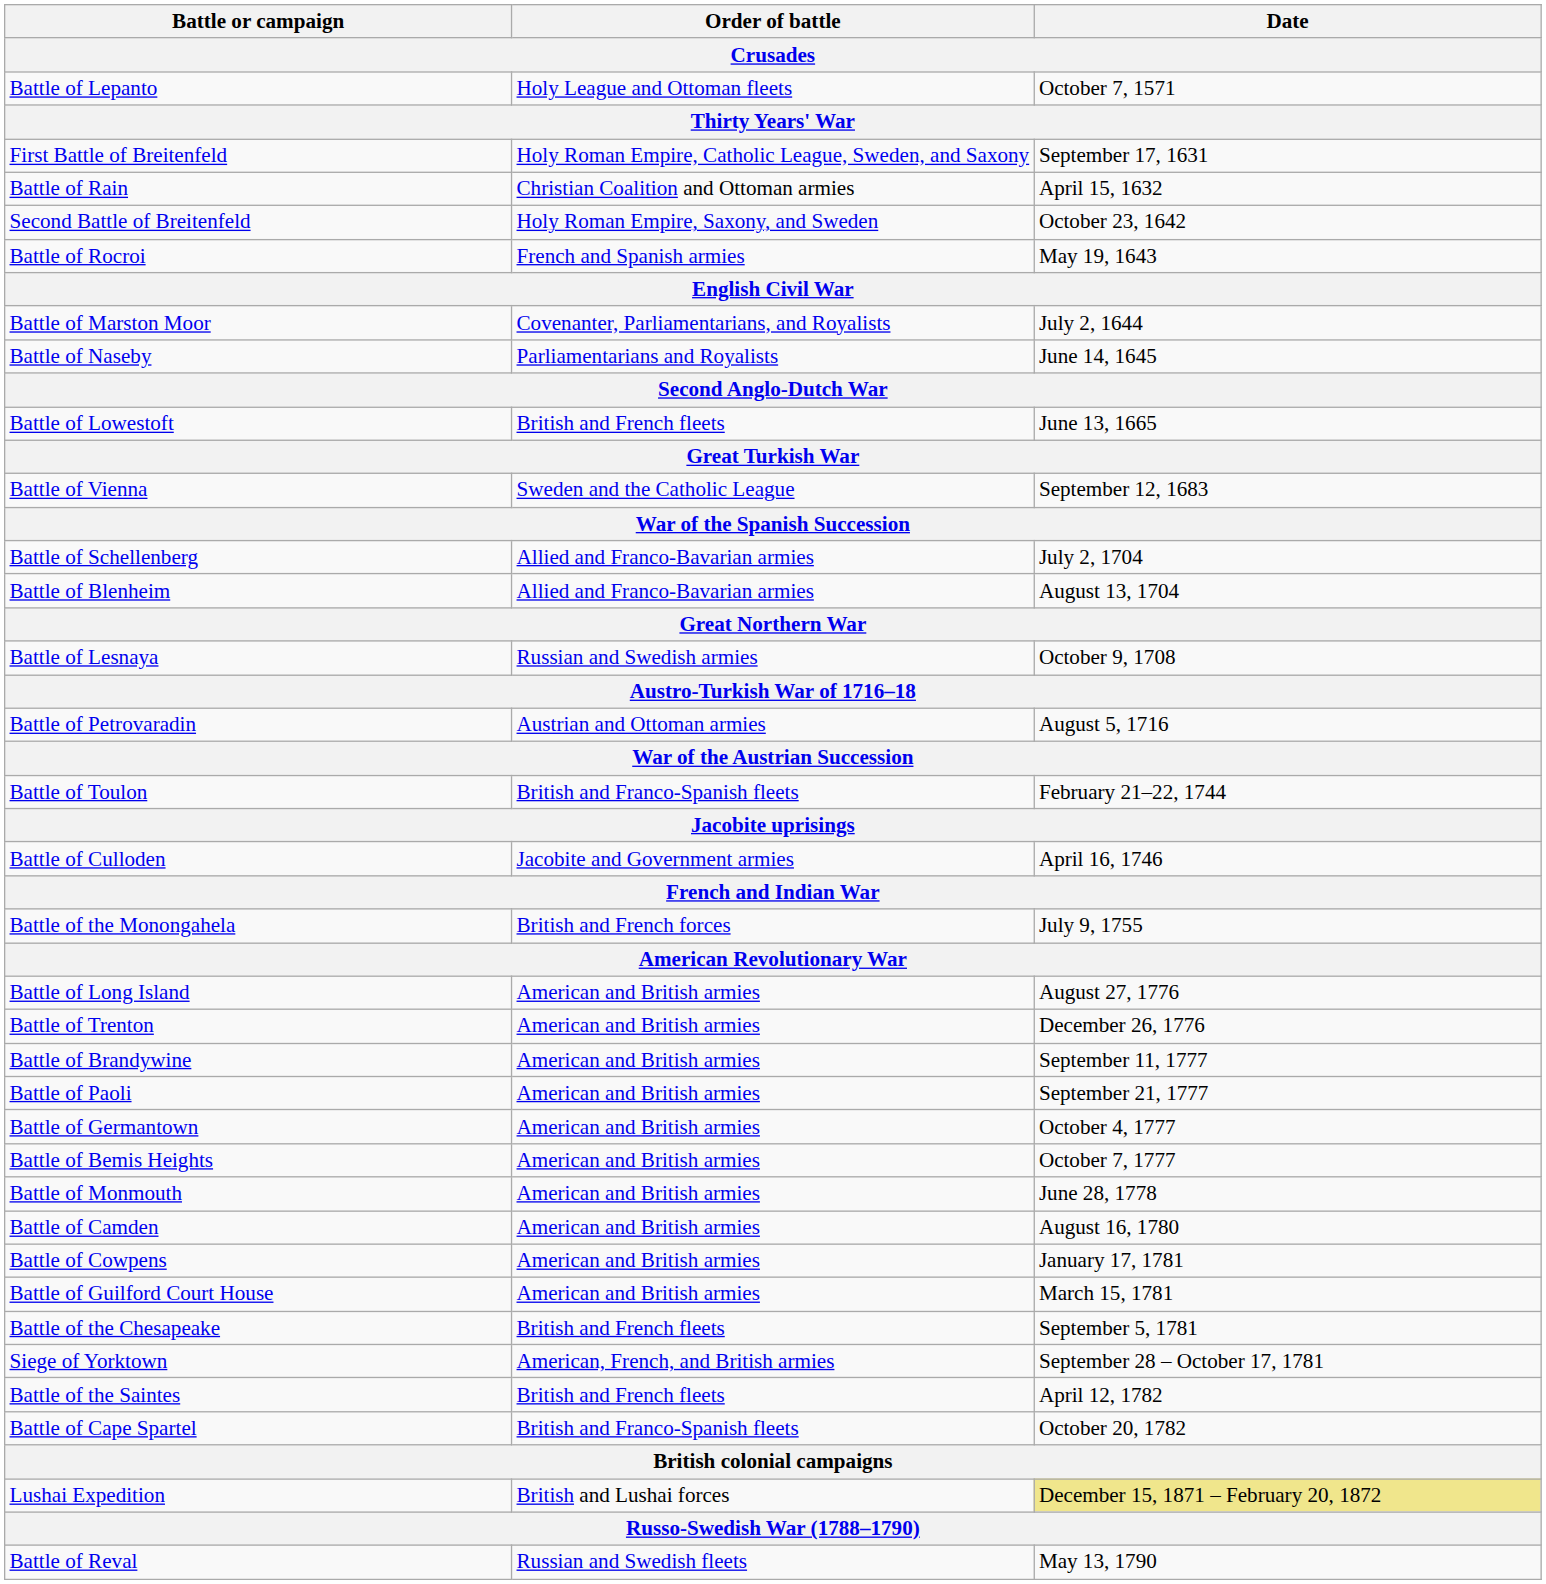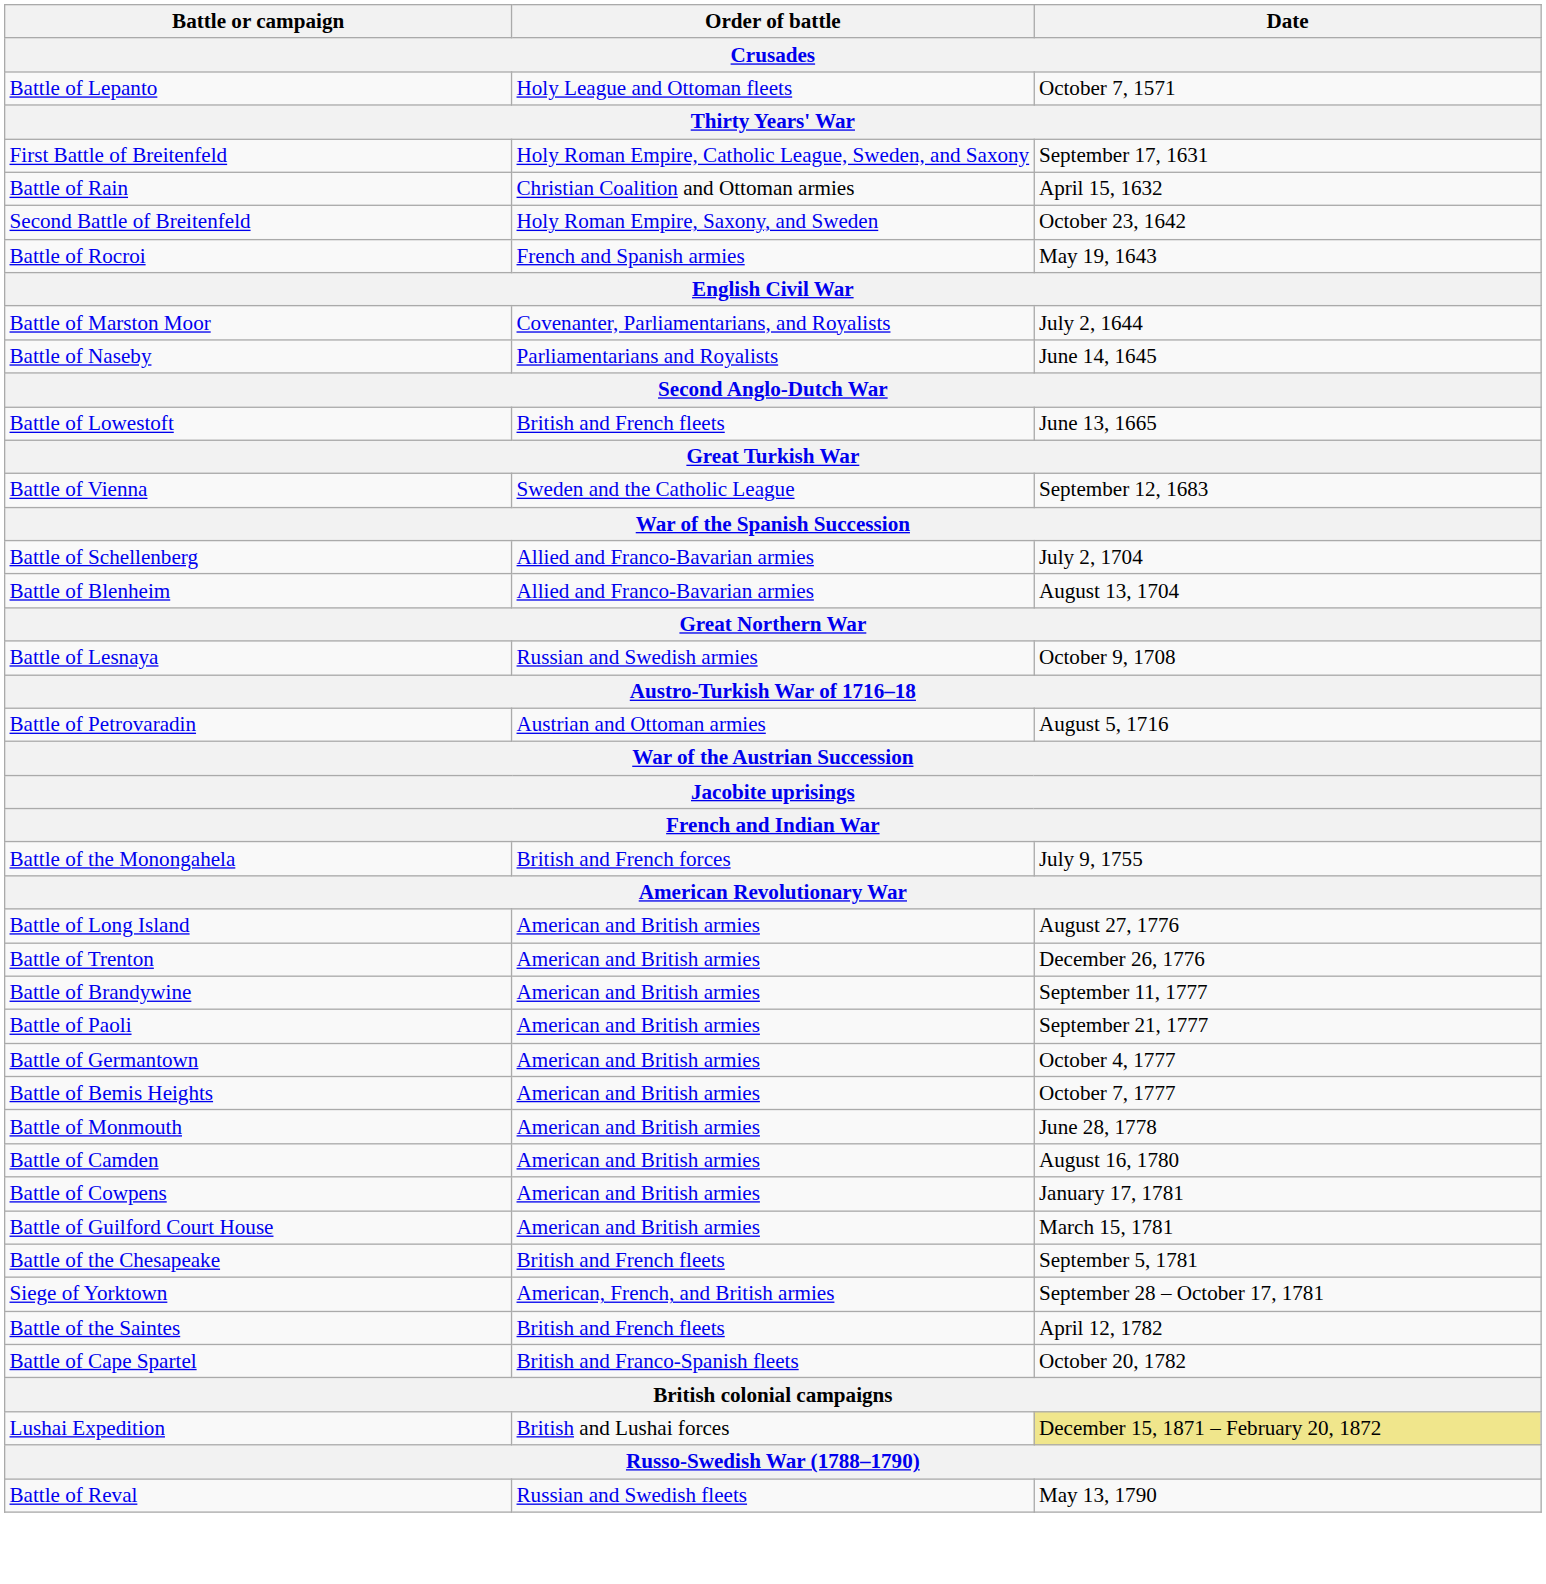- row: (78, 791)
- row: (88, 858)
